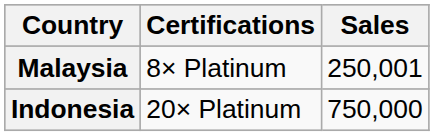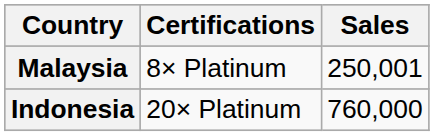(375, 109) 750,000 -> (375, 109) 760,000
